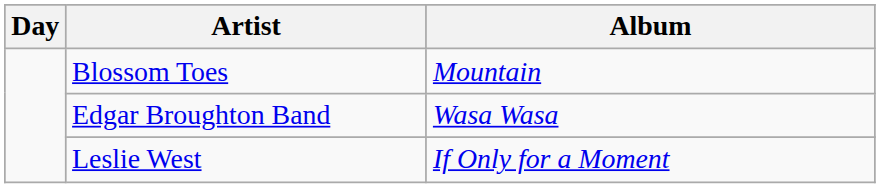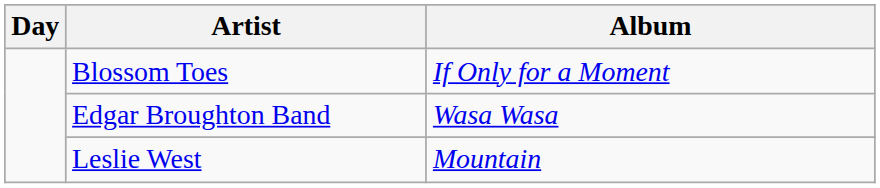(487, 70) Mountain -> (551, 70) If Only for a Moment
(551, 159) If Only for a Moment -> (487, 159) Mountain
